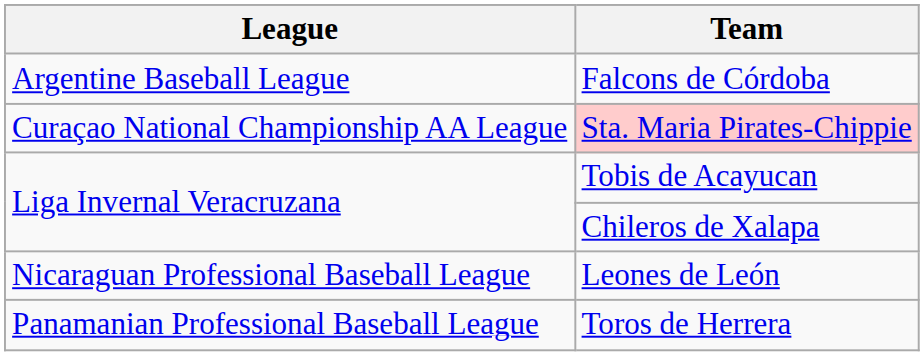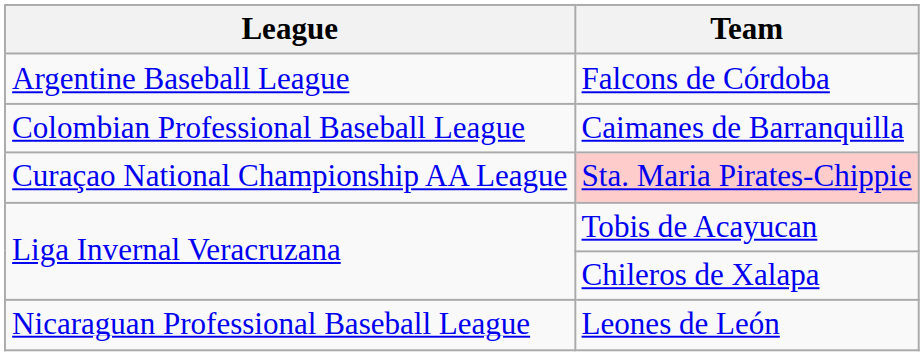+ row: (743, 127)
- row: (686, 324)
